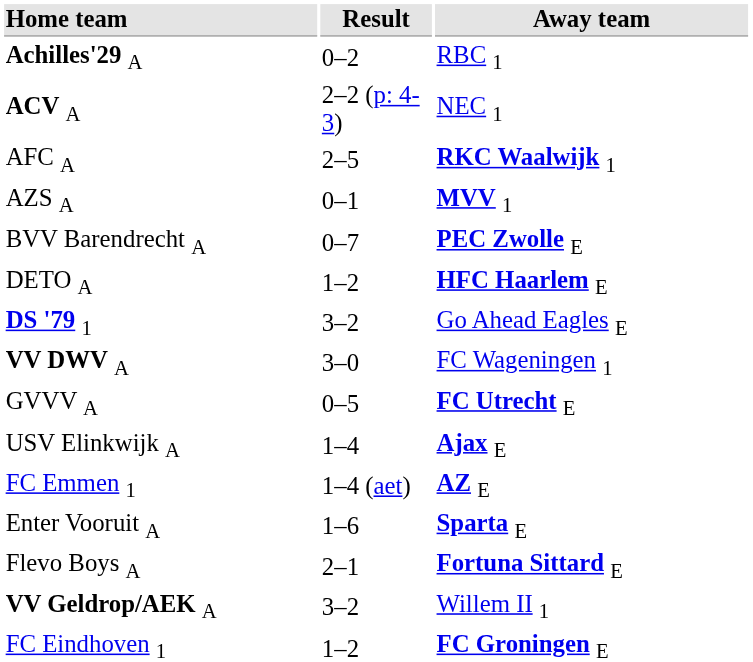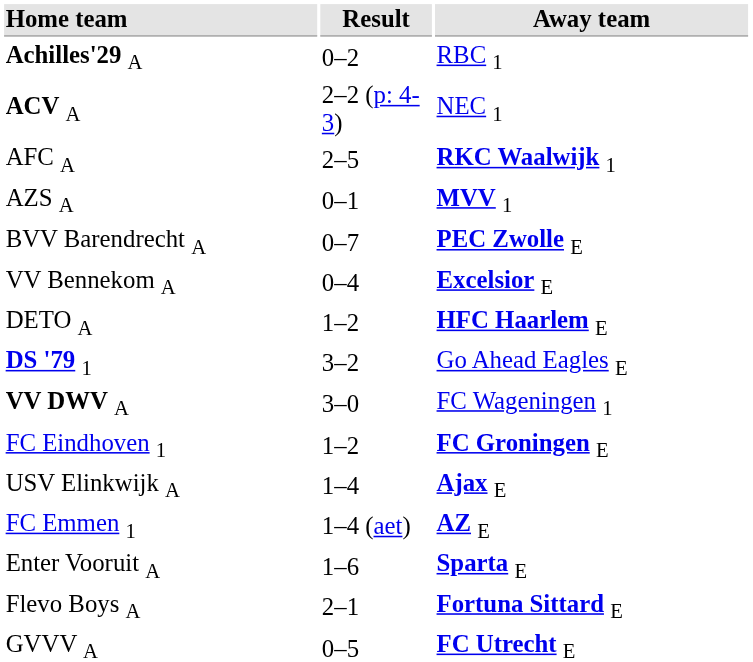+ row: (91, 282)
rows swapped: (86, 647) <-> (52, 404)
- row: (111, 607)
